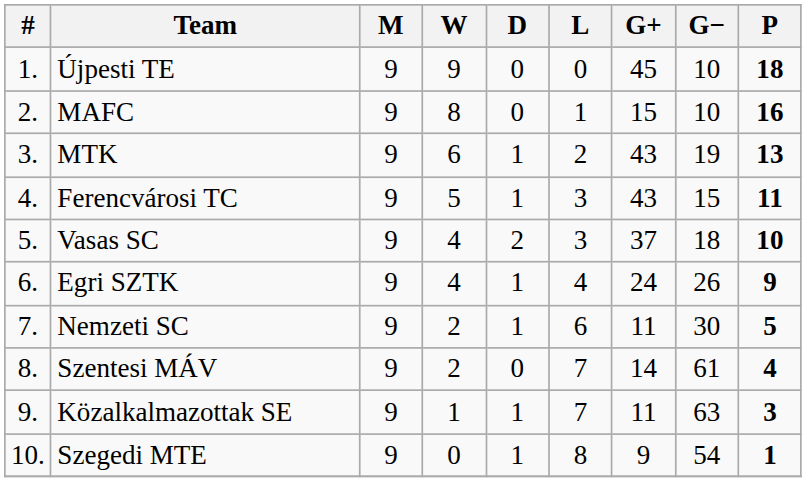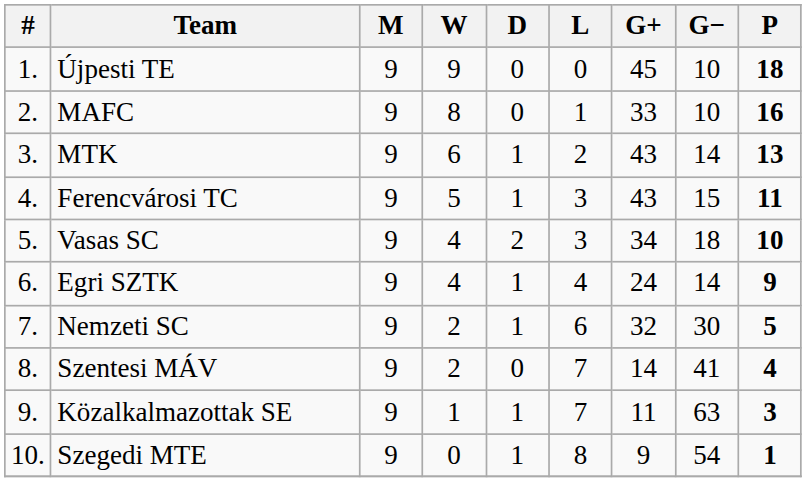(644, 111) 15 -> (644, 111) 33
(707, 154) 19 -> (707, 154) 14
(644, 240) 37 -> (644, 240) 34
(707, 283) 26 -> (707, 283) 14
(644, 326) 11 -> (644, 326) 32
(707, 369) 61 -> (707, 369) 41
